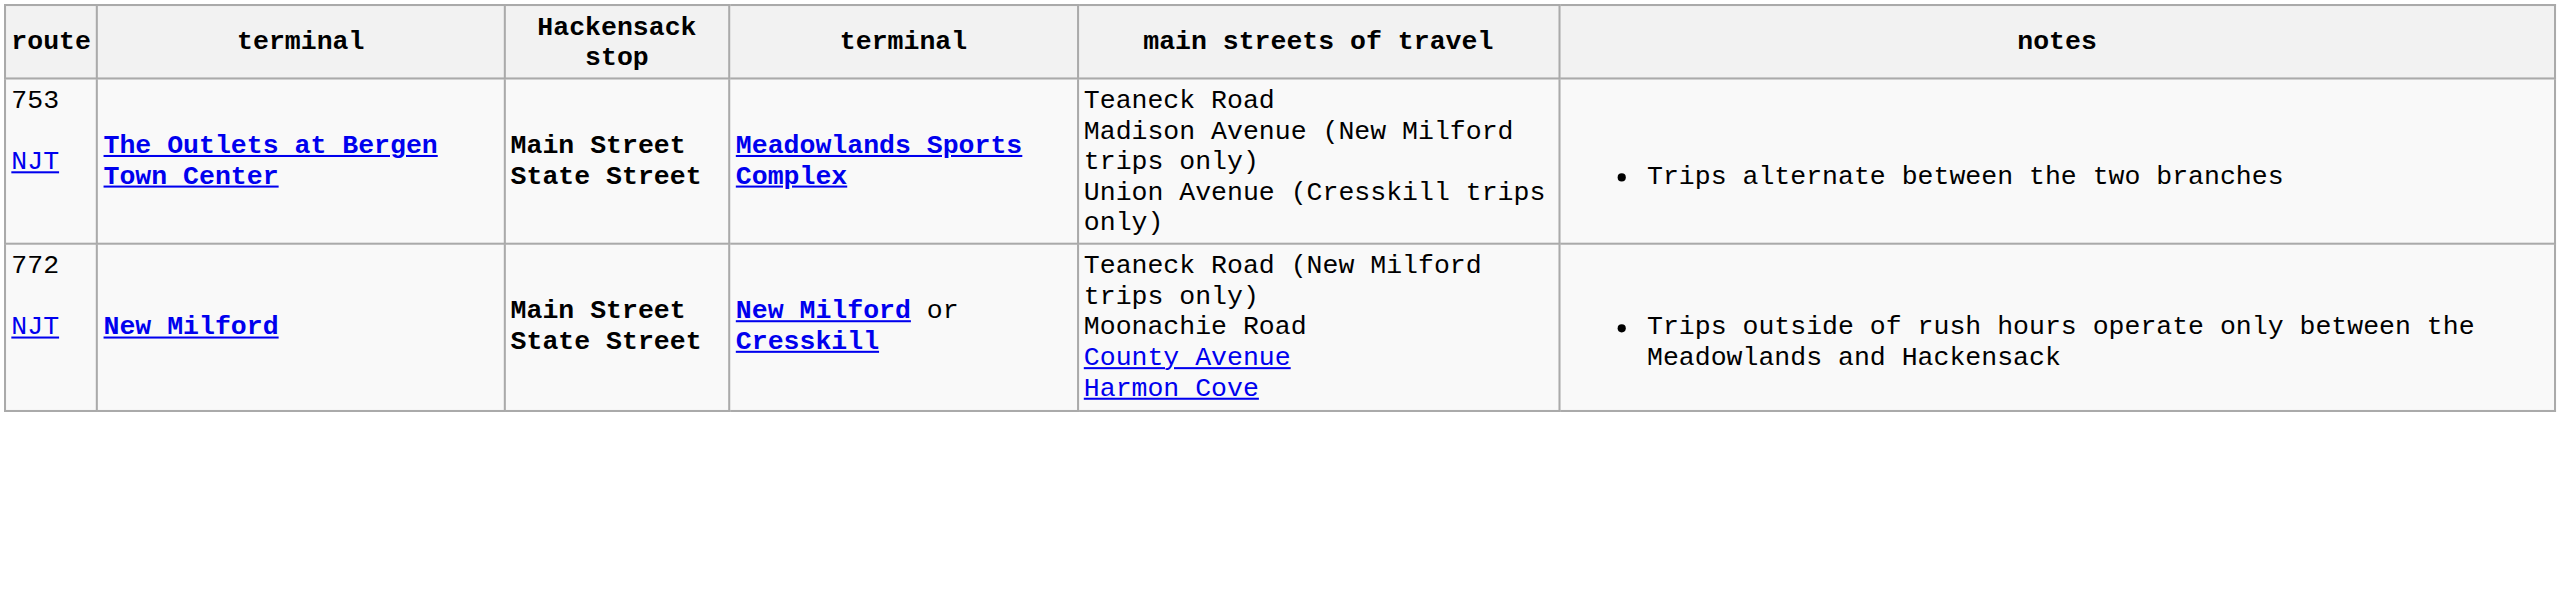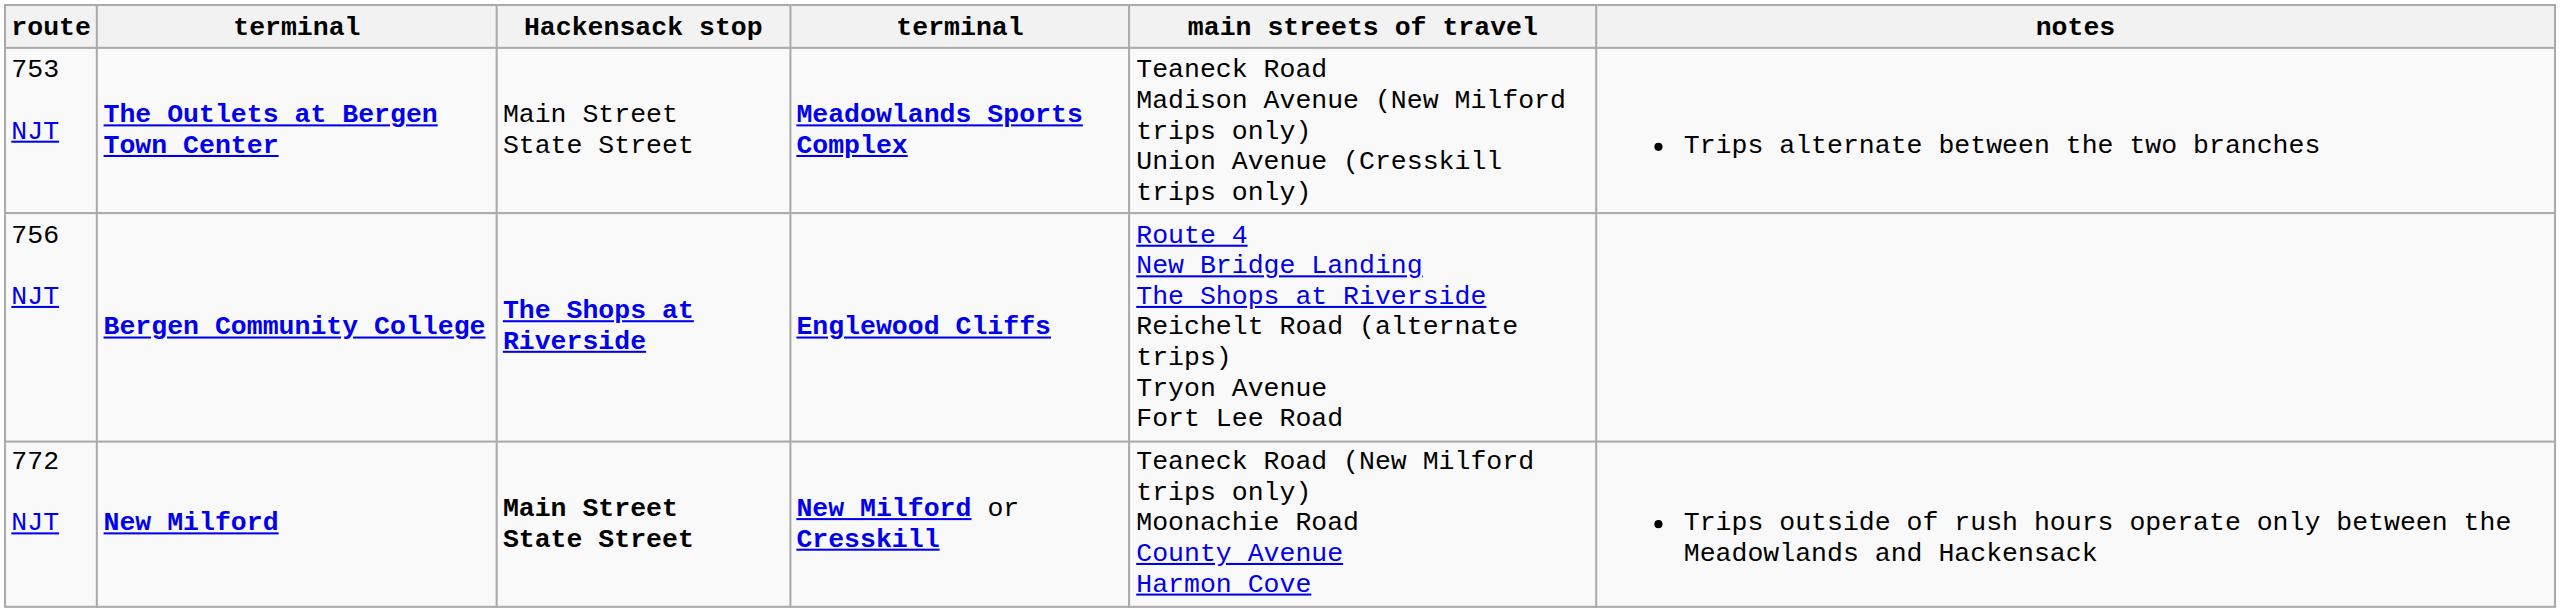(606, 162) bold -> (598, 131) normal
+ row: (51, 266)
